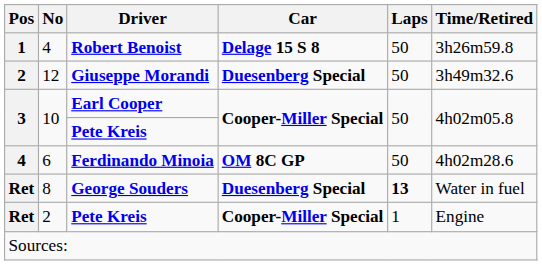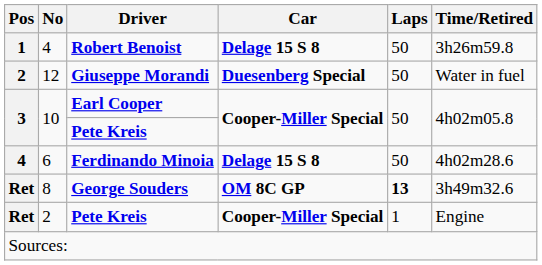(474, 75) 3h49m32.6 -> (480, 75) Water in fuel
(263, 160) OM 8C GP -> (271, 160) Delage 15 S 8
(294, 188) Duesenberg Special -> (263, 188) OM 8C GP
(480, 188) Water in fuel -> (474, 188) 3h49m32.6
